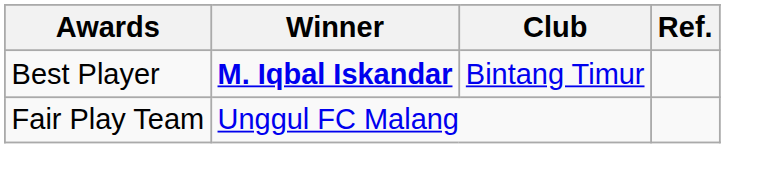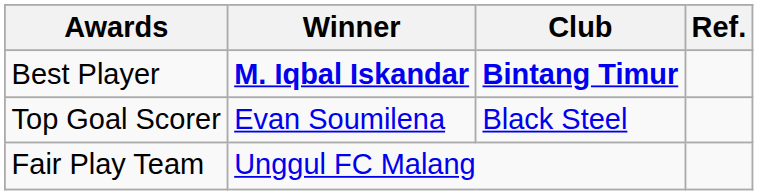(555, 73) normal -> (580, 73) bold
+ row: (116, 119)
